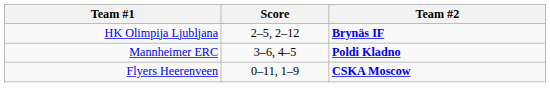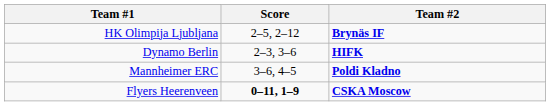+ row: (180, 52)
(275, 71) normal -> (275, 91) bold
